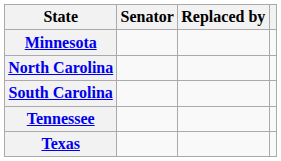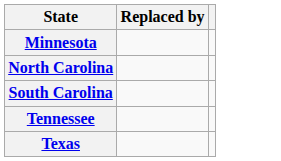- column: (147, 17)
